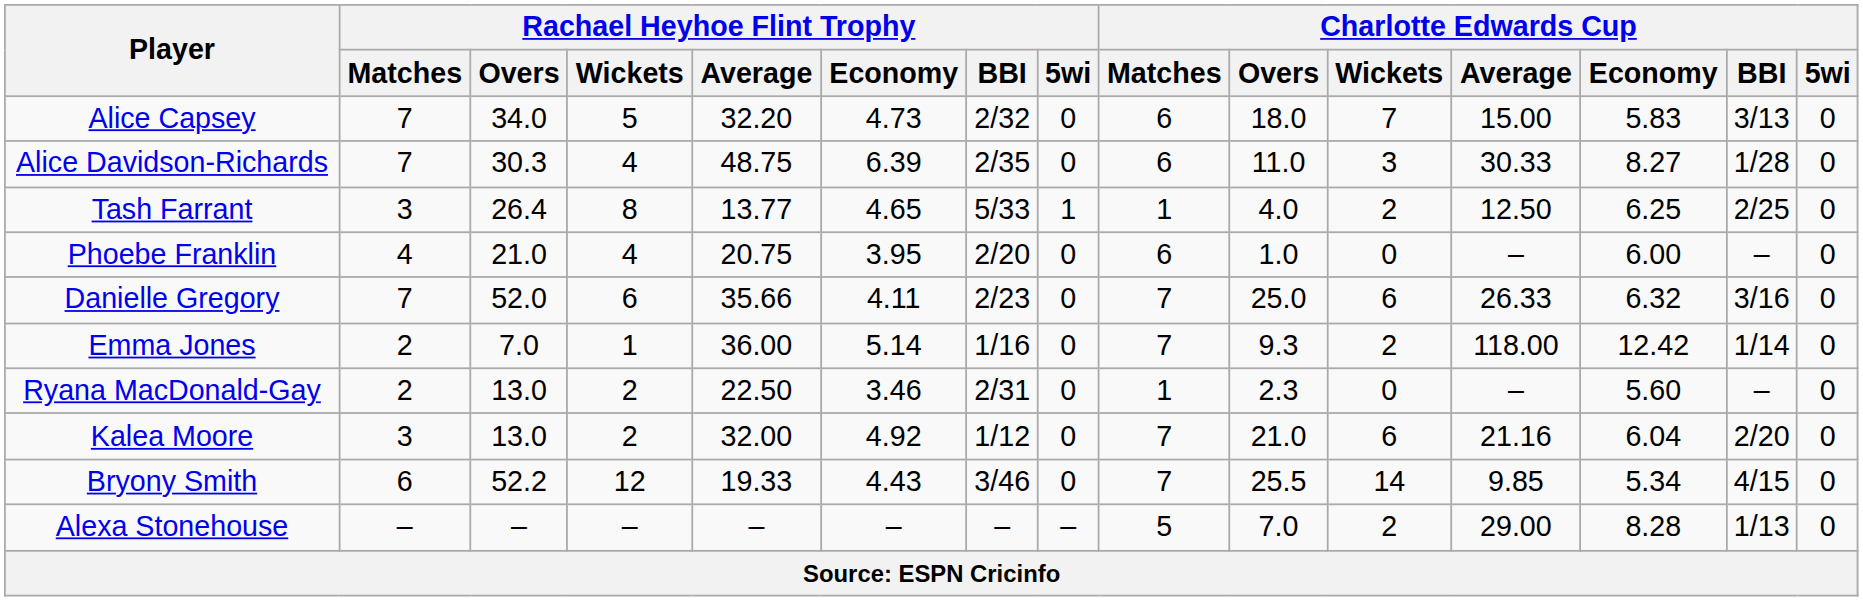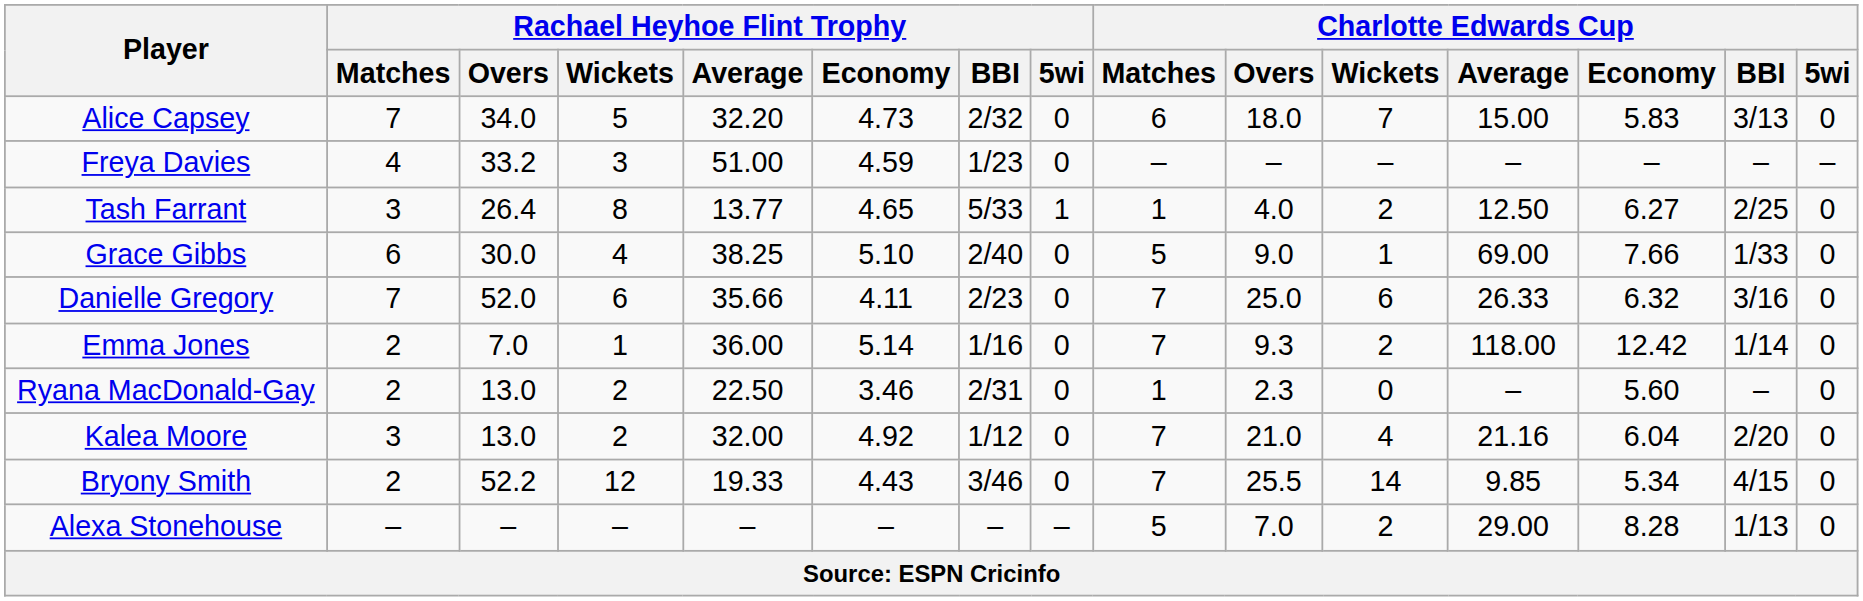- row: (172, 163)
+ row: (166, 163)
(1653, 208) 6.25 -> (1652, 208) 6.27
- row: (172, 254)
+ row: (166, 254)
(1389, 436) 6 -> (1386, 436) 4
(405, 481) 6 -> (393, 481) 2
